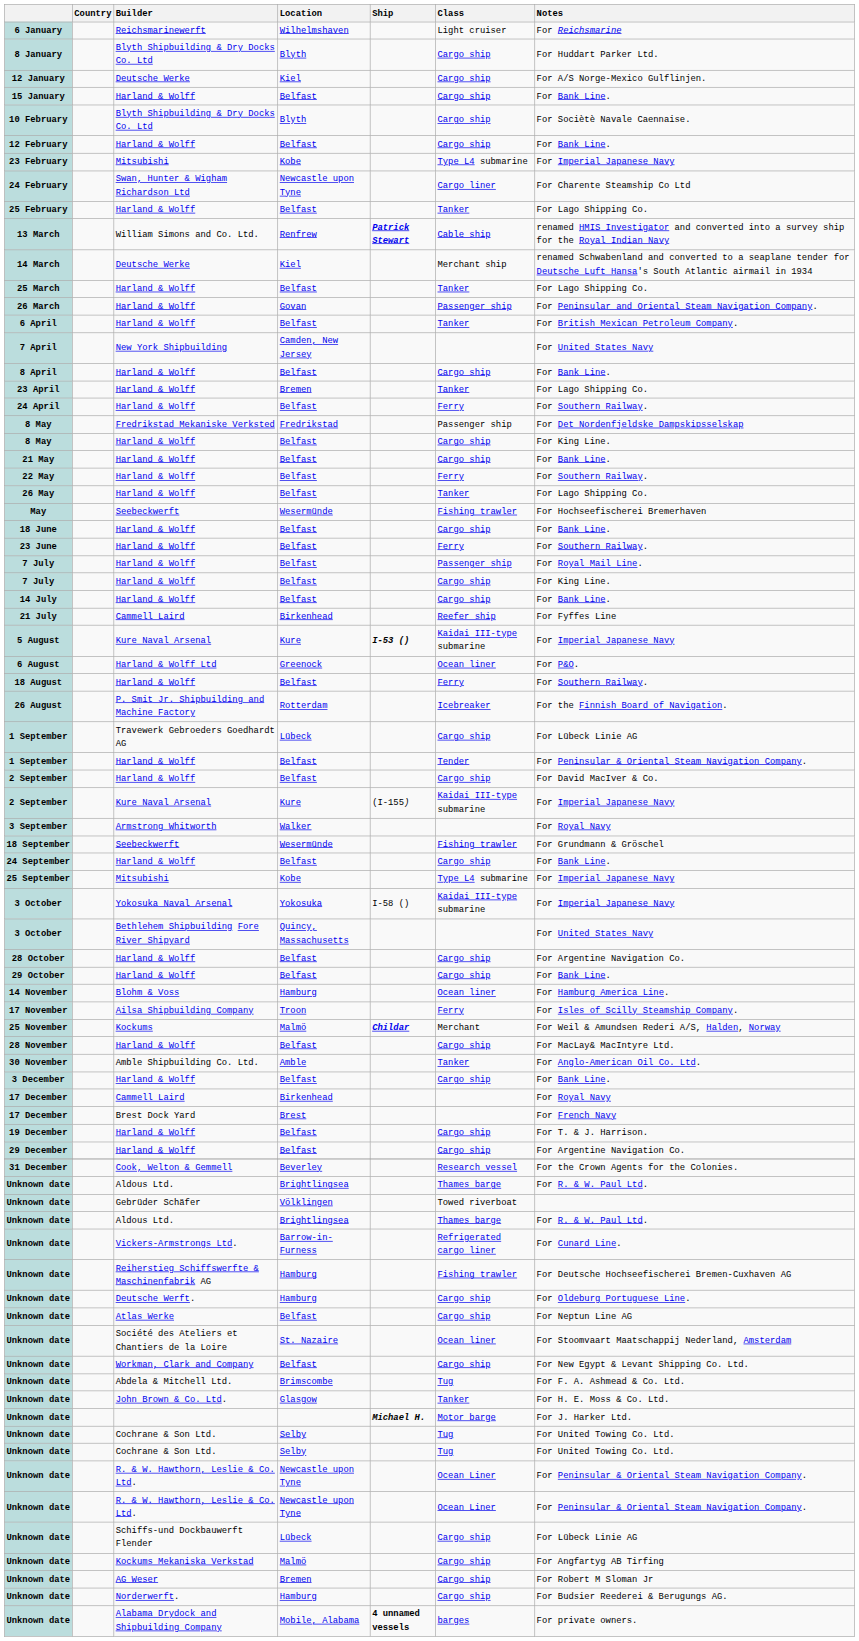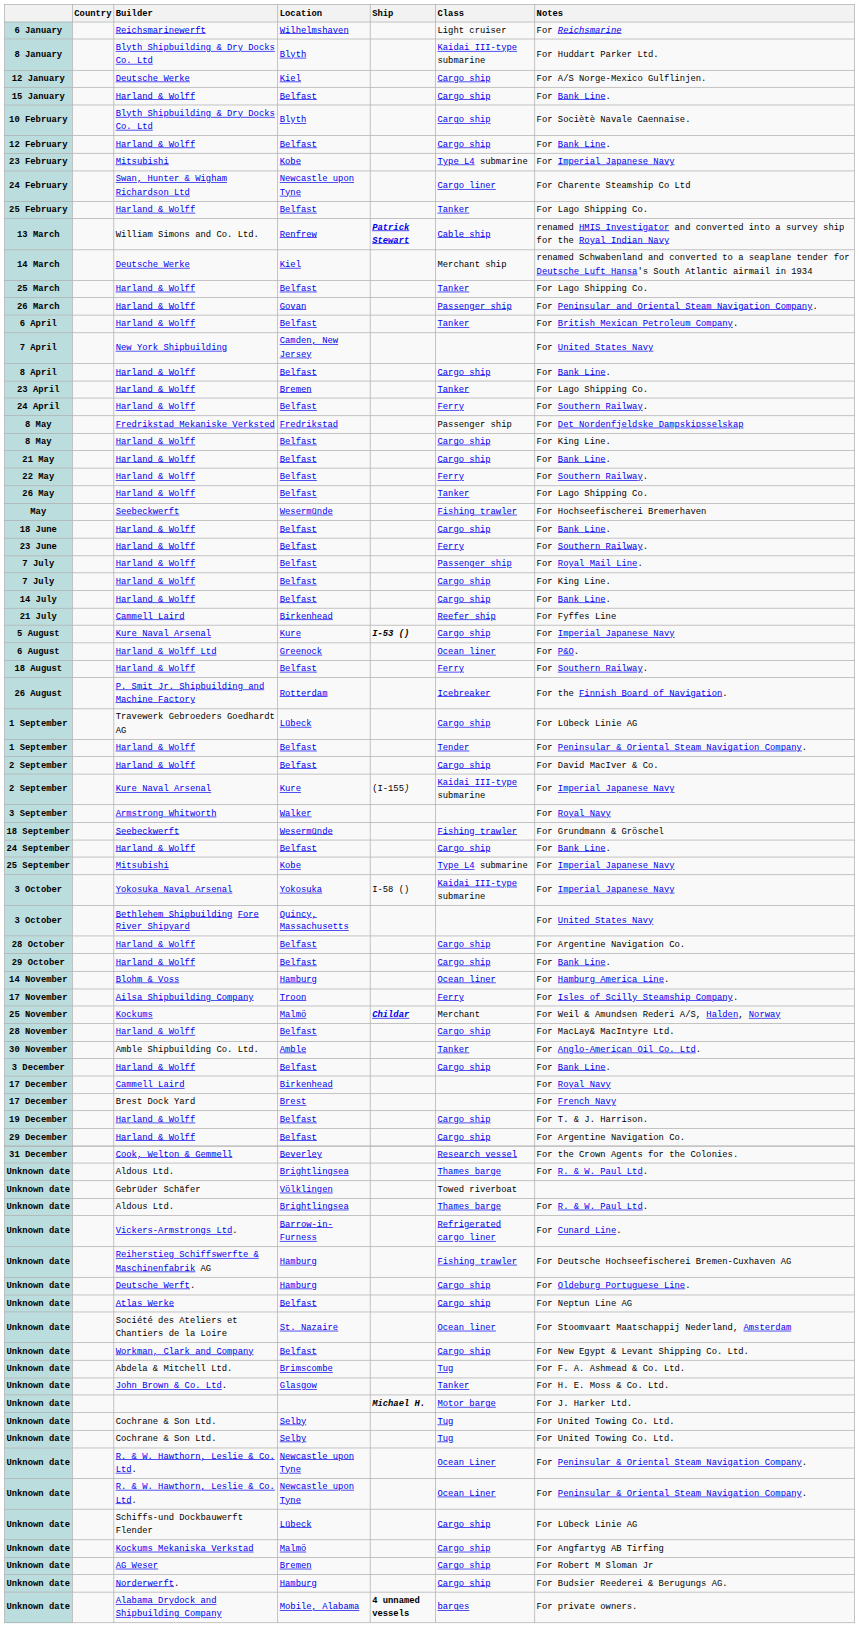(464, 54) Cargo ship -> (477, 54) Kaidai III-type submarine
(477, 641) Kaidai III-type submarine -> (464, 634) Cargo ship
